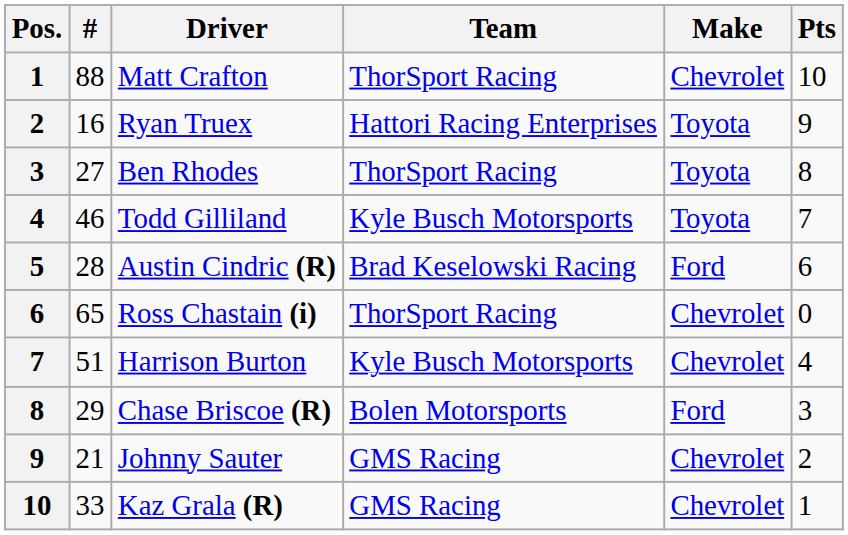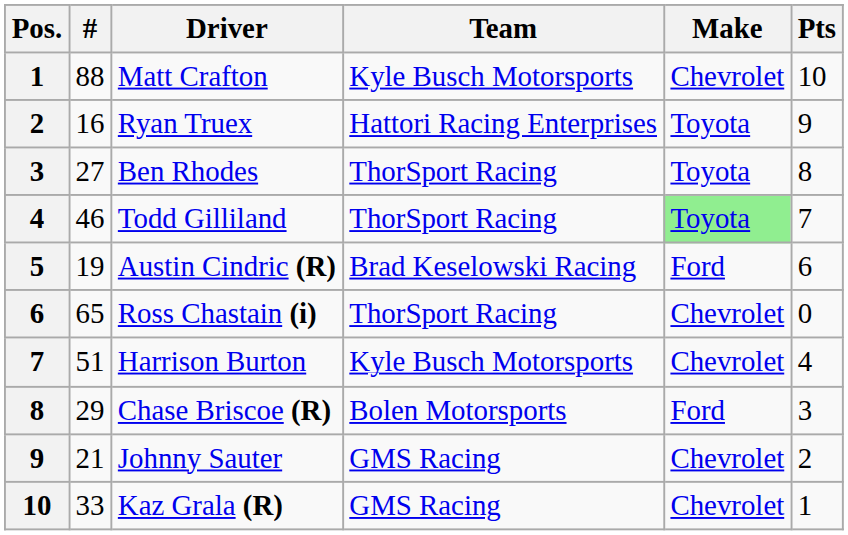(453, 76) ThorSport Racing -> (491, 76) Kyle Busch Motorsports
(491, 218) Kyle Busch Motorsports -> (453, 218) ThorSport Racing
(710, 218) no background -> (710, 218) lightgreen background
(90, 266) 28 -> (90, 266) 19
